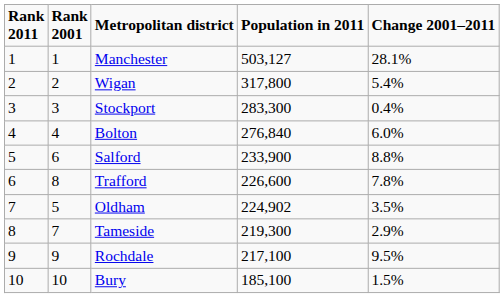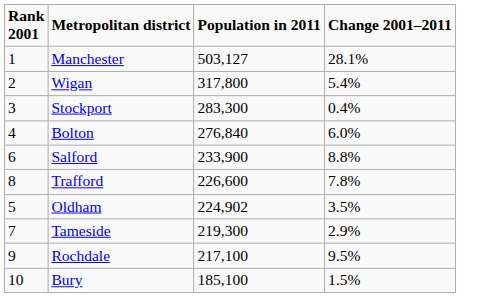- column: (26, 25)
